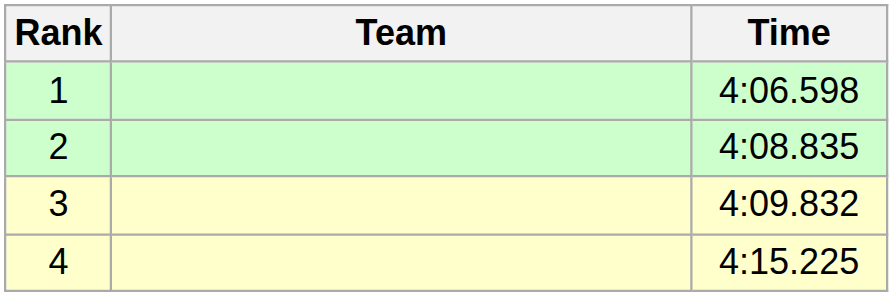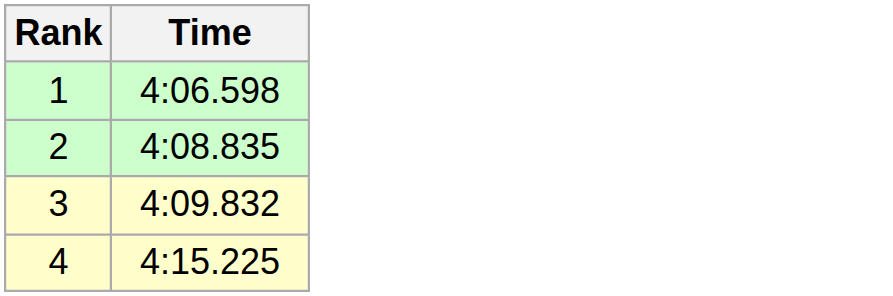- column: (401, 33)
